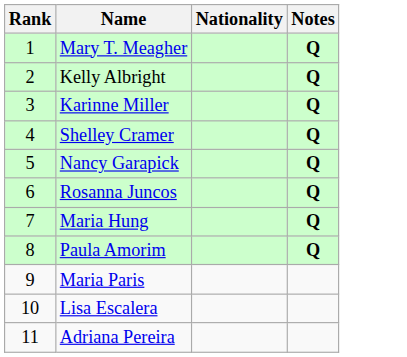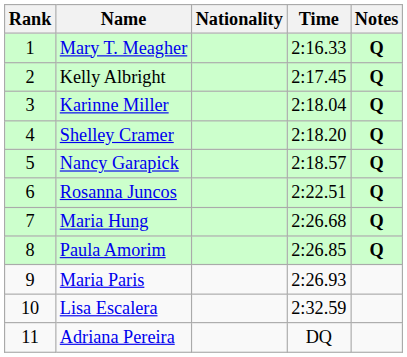+ column: (319, 18)
